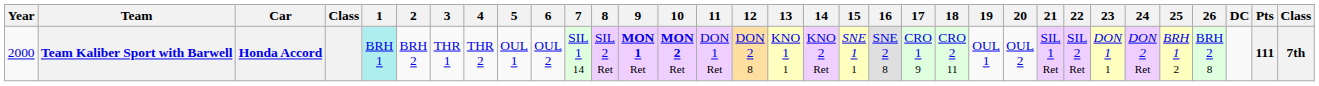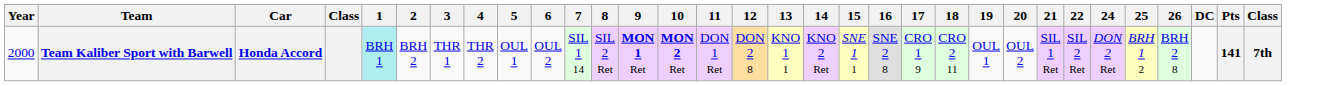- column: (1108, 15)
(1265, 53) 111 -> (1231, 53) 141
